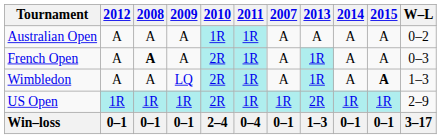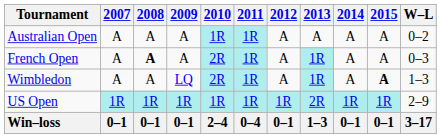columns swapped: (284, 15) <-> (117, 15)
(217, 101) 2R -> (217, 101) 1R
